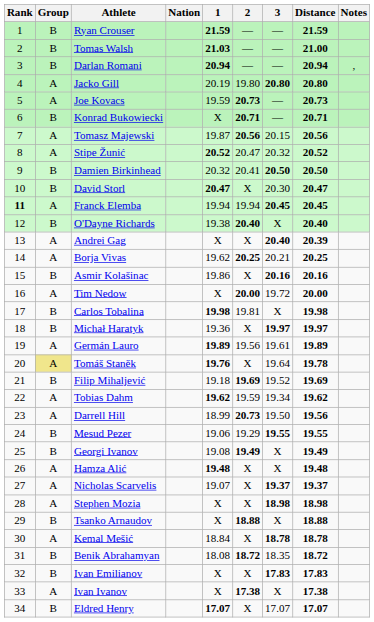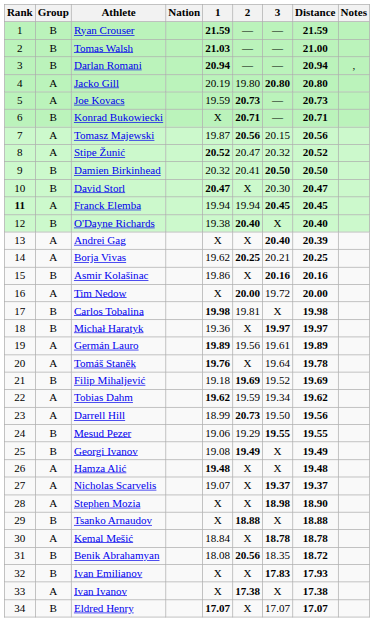(53, 363) khaki background -> (53, 363) no background
(315, 503) 18.98 -> (315, 503) 18.90
(248, 556) 18.72 -> (248, 556) 20.56
(315, 573) 17.83 -> (315, 573) 17.93
